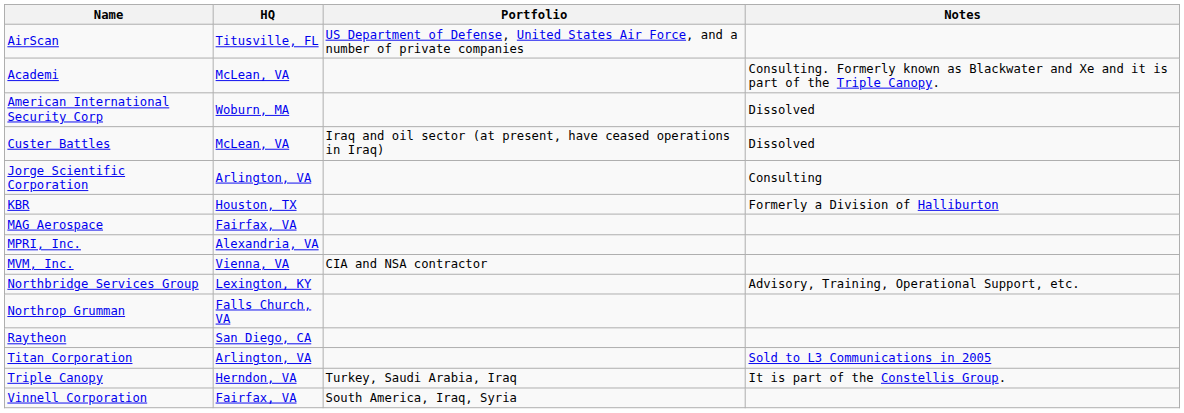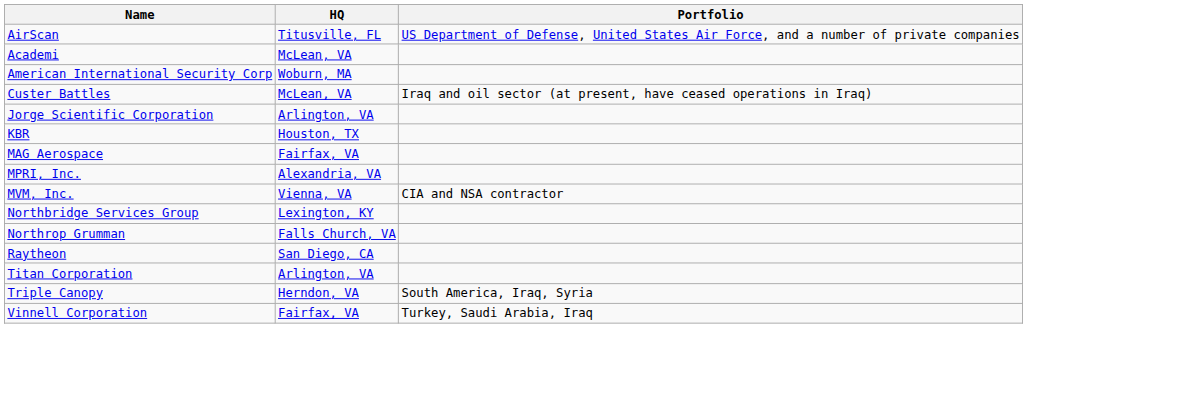- column: (963, 14)
(421, 378) Turkey, Saudi Arabia, Iraq -> (497, 293) South America, Iraq, Syria
(421, 398) South America, Iraq, Syria -> (497, 313) Turkey, Saudi Arabia, Iraq
